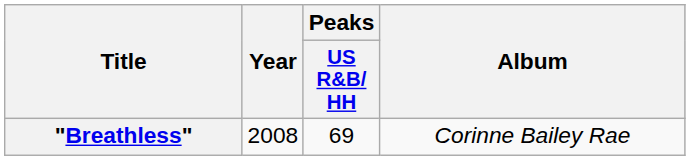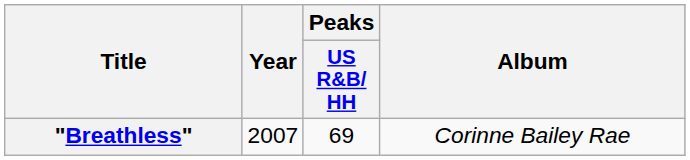(273, 136) 2008 -> (273, 136) 2007
